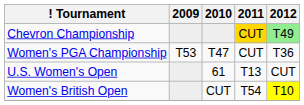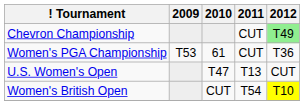(251, 33) gold background -> (251, 33) no background
(219, 53) T47 -> (219, 53) 61
(219, 72) 61 -> (219, 72) T47
